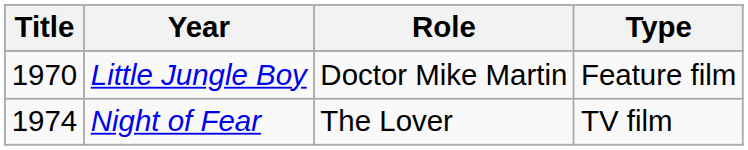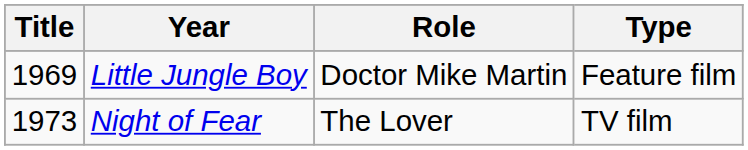(44, 74) 1970 -> (44, 74) 1969
(44, 121) 1974 -> (44, 121) 1973
